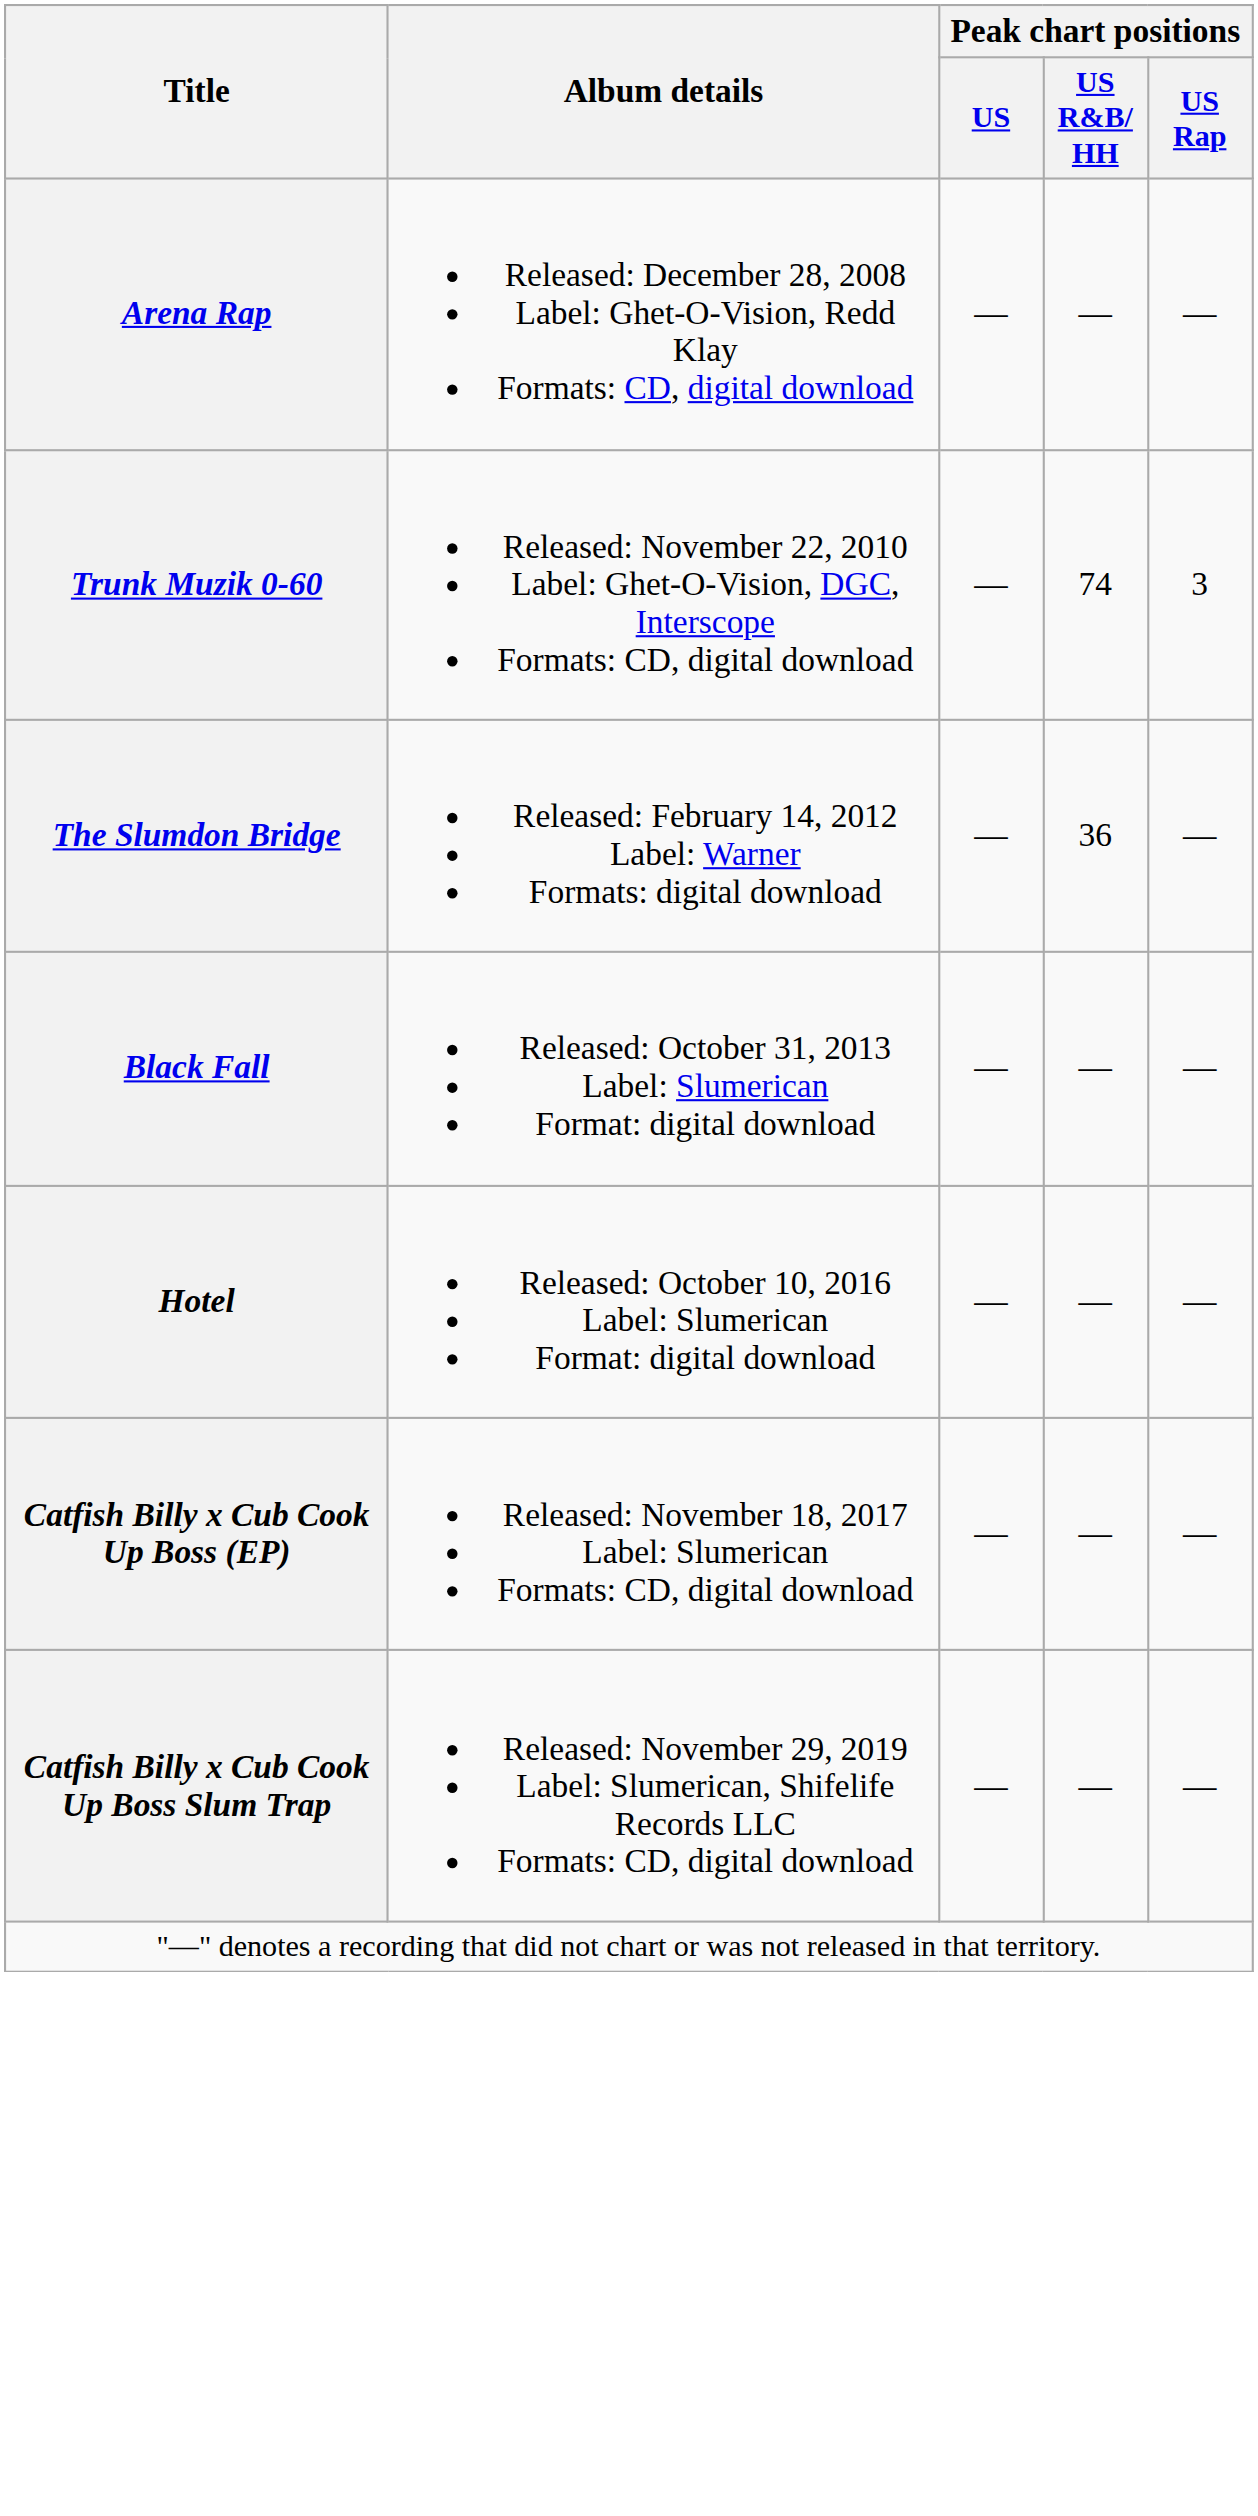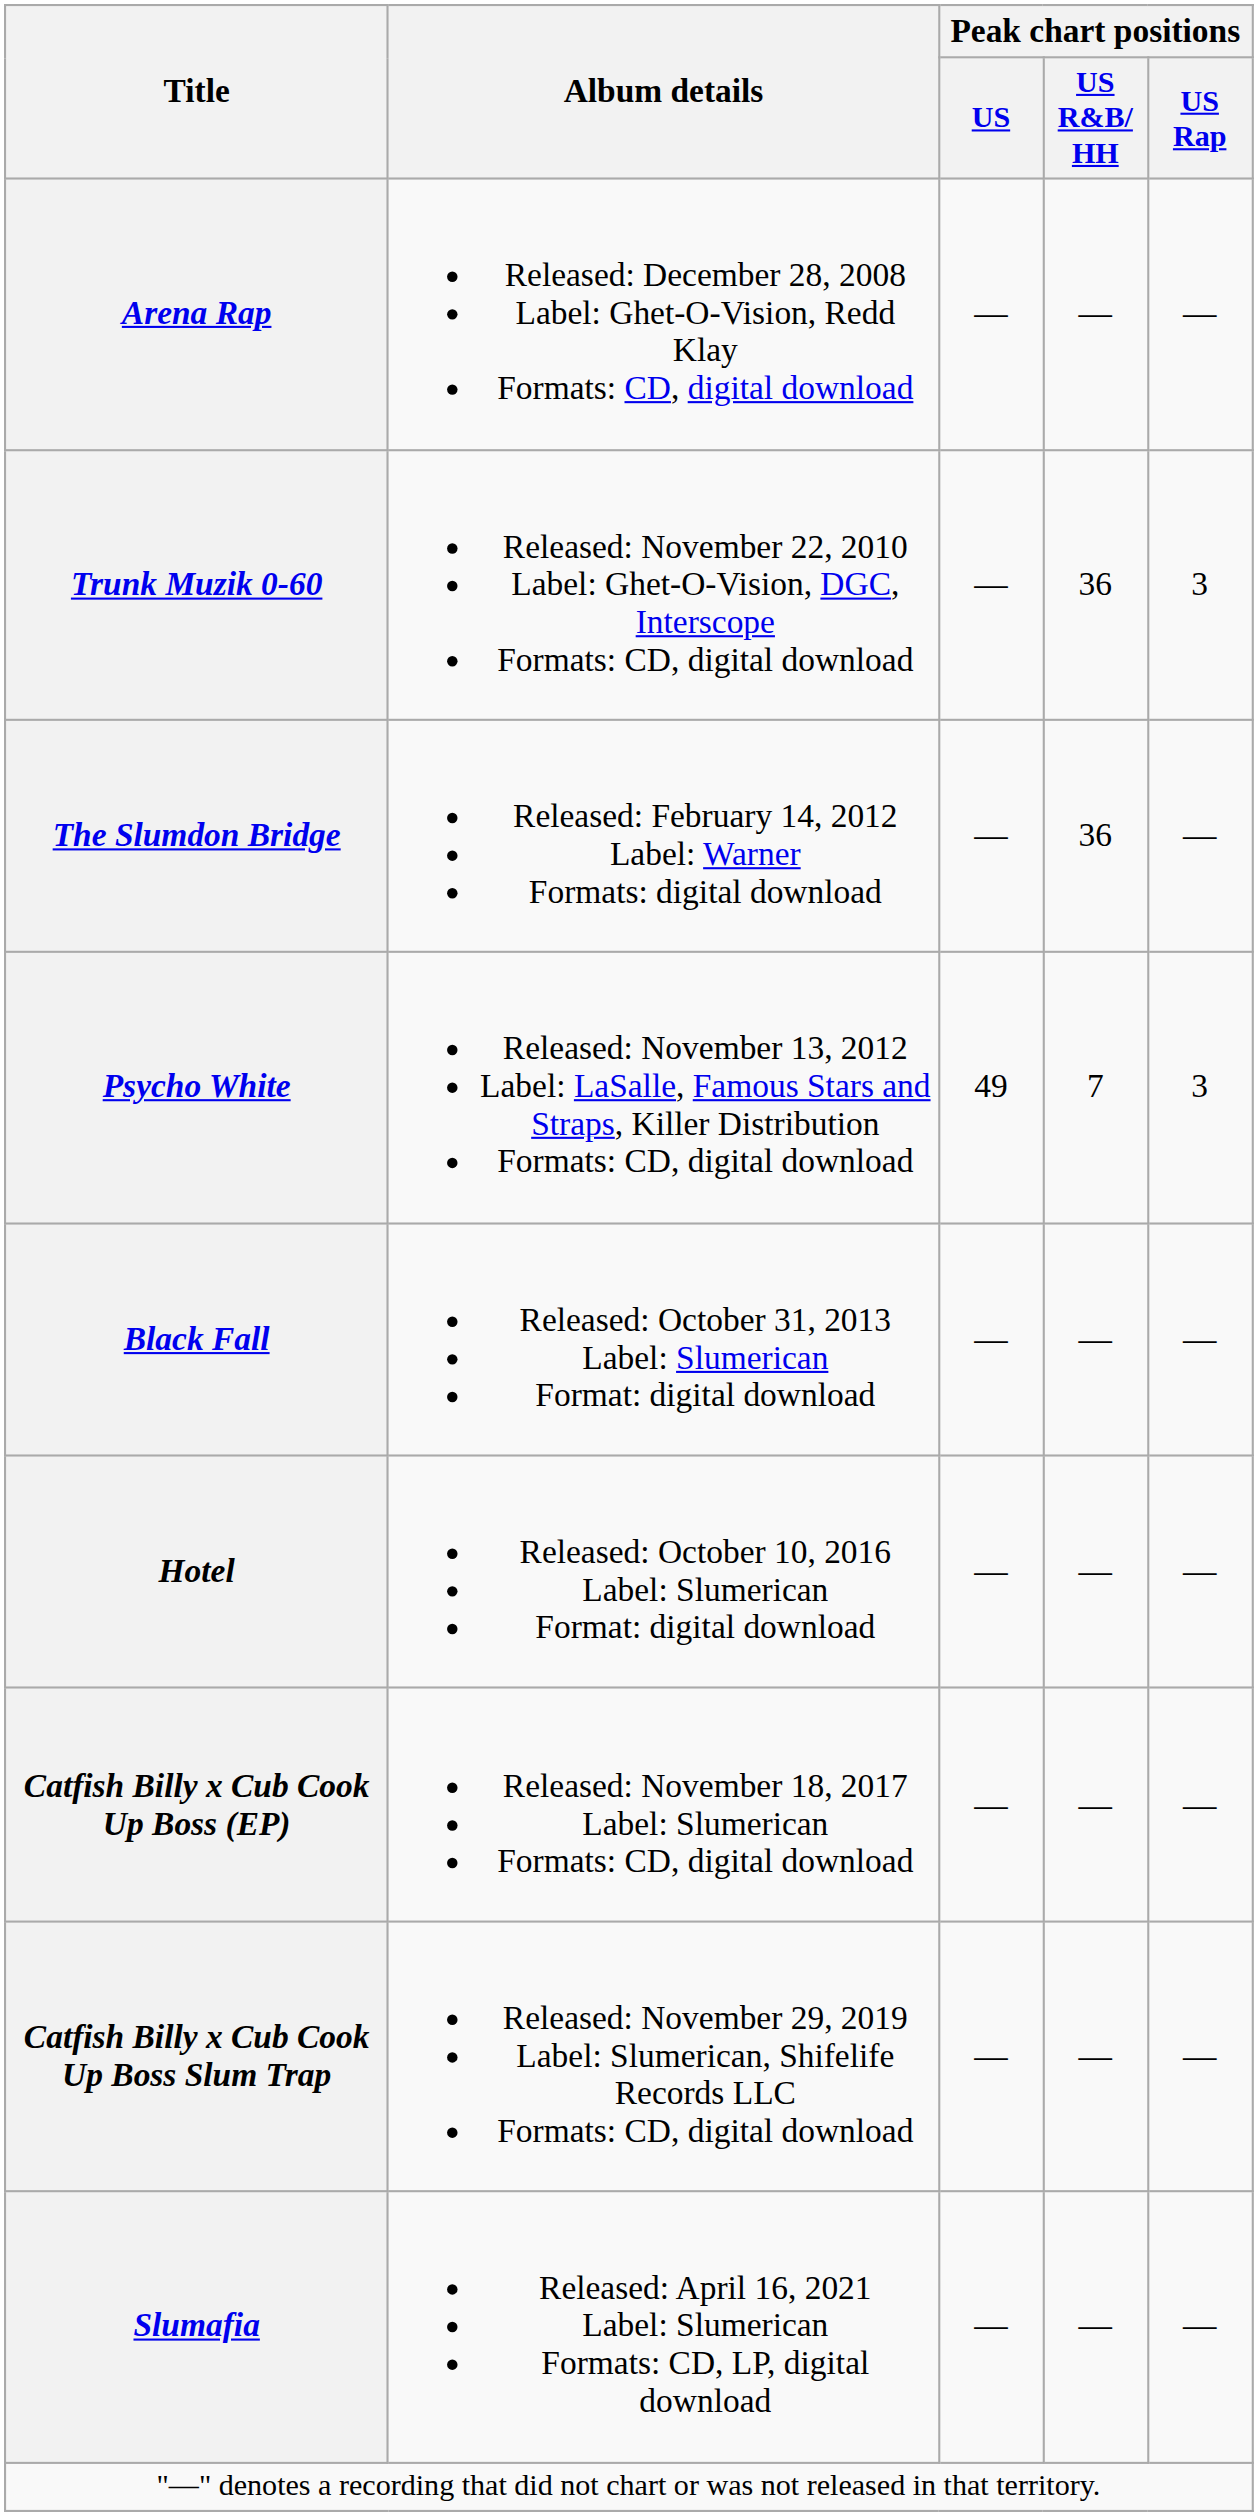(1095, 583) 74 -> (1095, 583) 36
+ row: (197, 1086)
+ row: (197, 2326)
